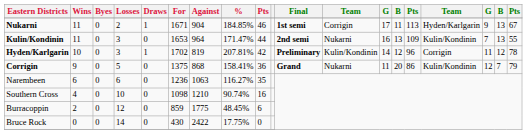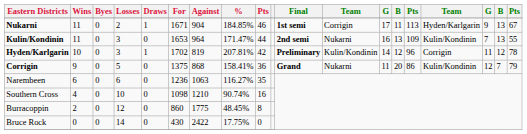(177, 108) 859 -> (177, 108) 860
(260, 108) 6 -> (260, 108) 8
